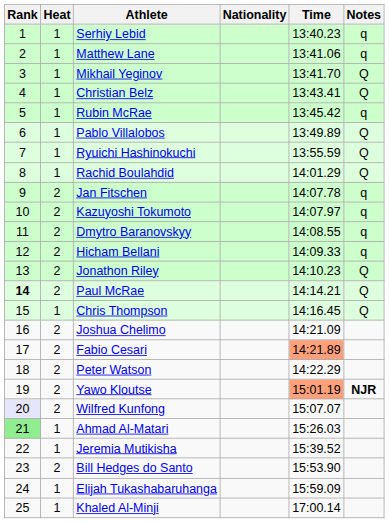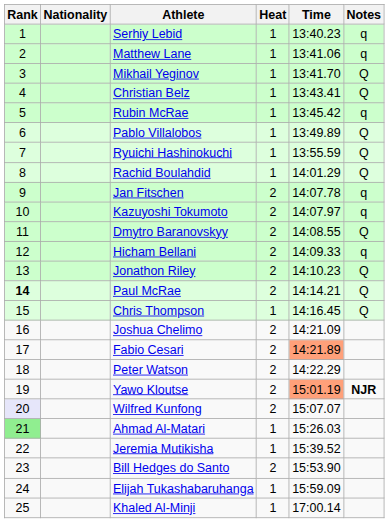columns swapped: (57, 14) <-> (255, 14)
(364, 232) q -> (364, 232) Q
